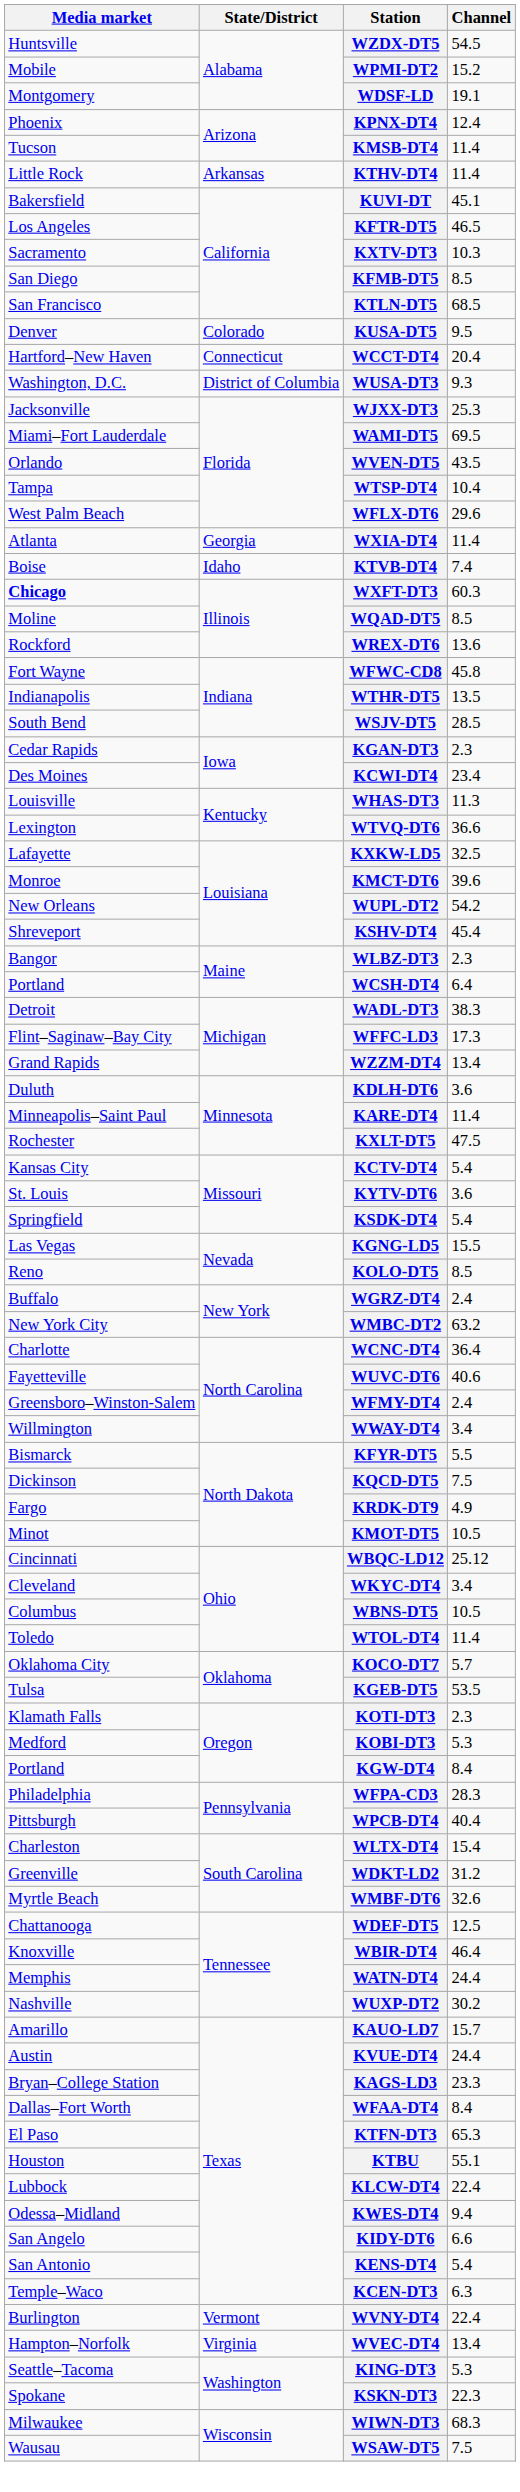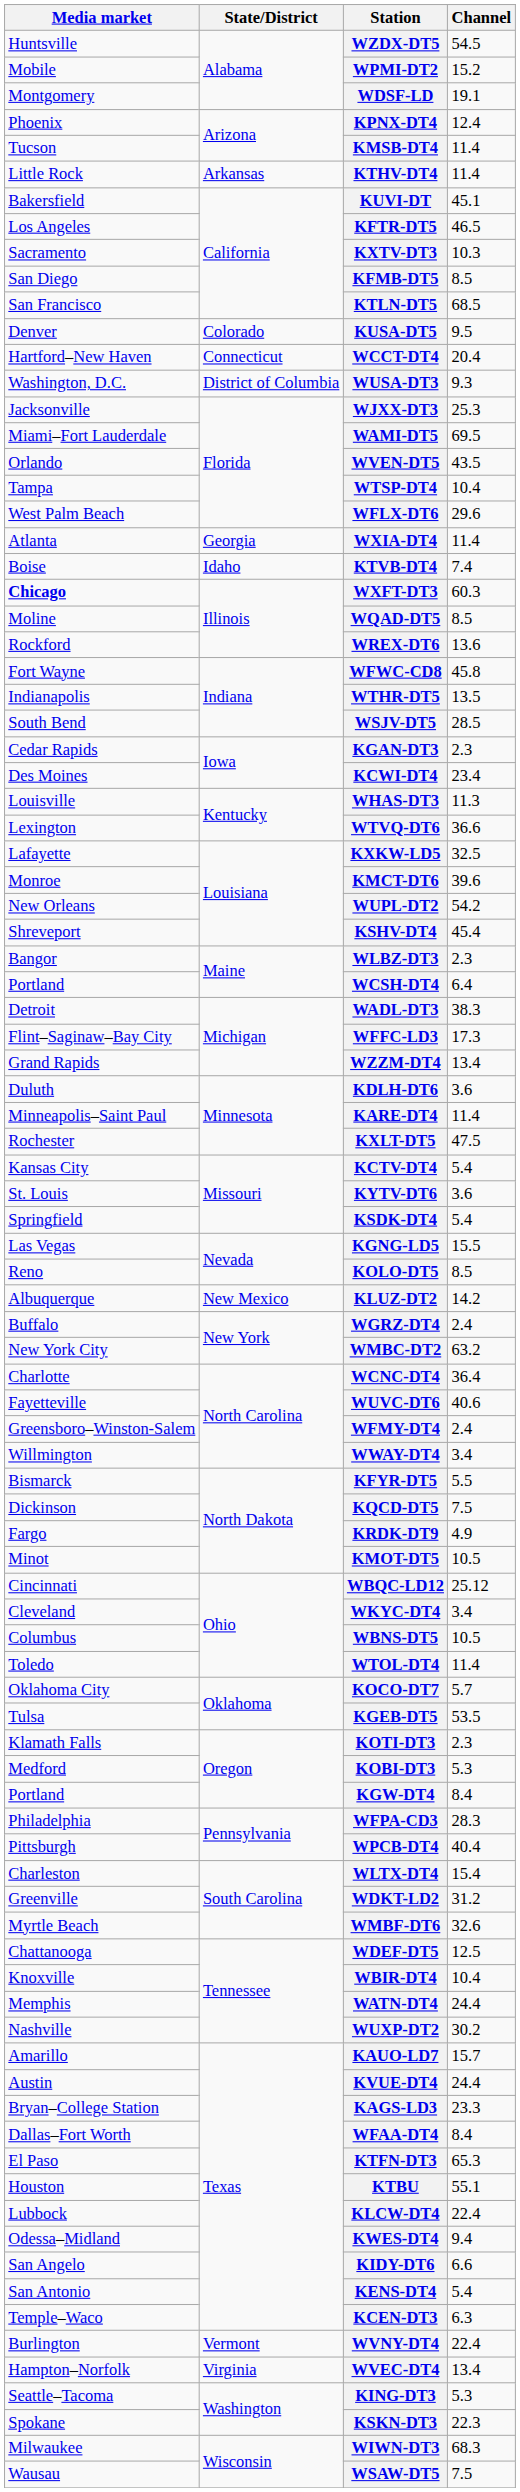+ row: (395, 1298)
(466, 1951) 46.4 -> (466, 1977) 10.4
